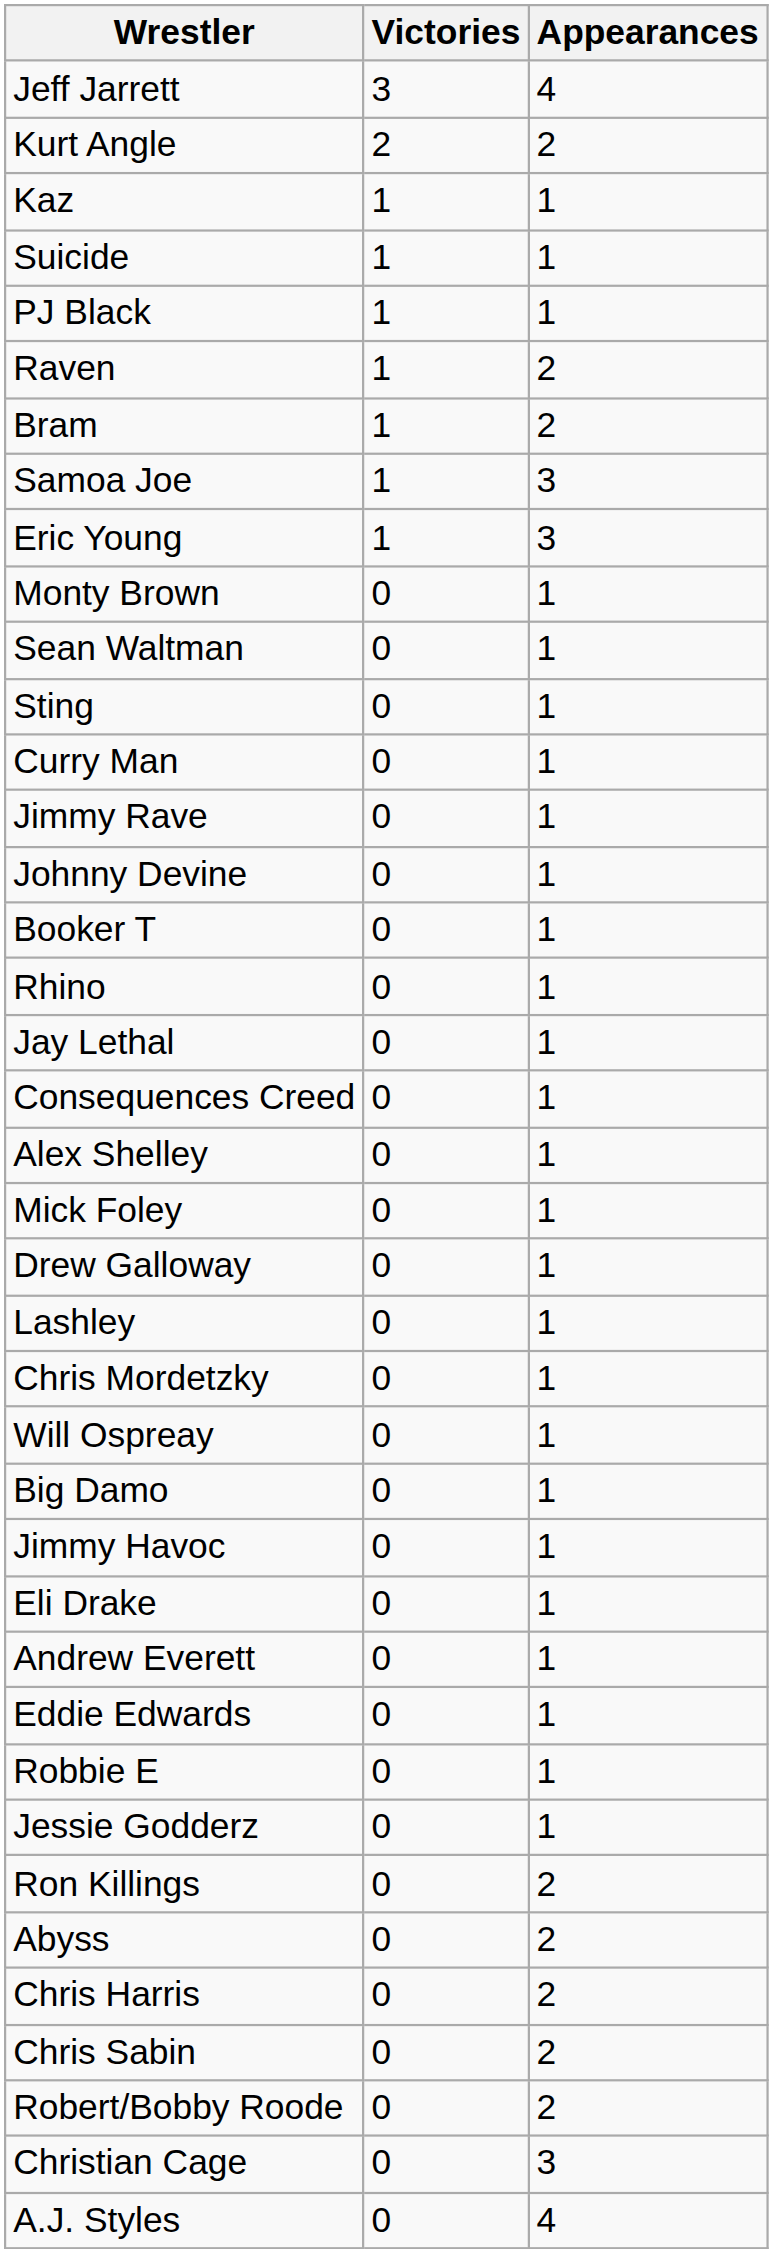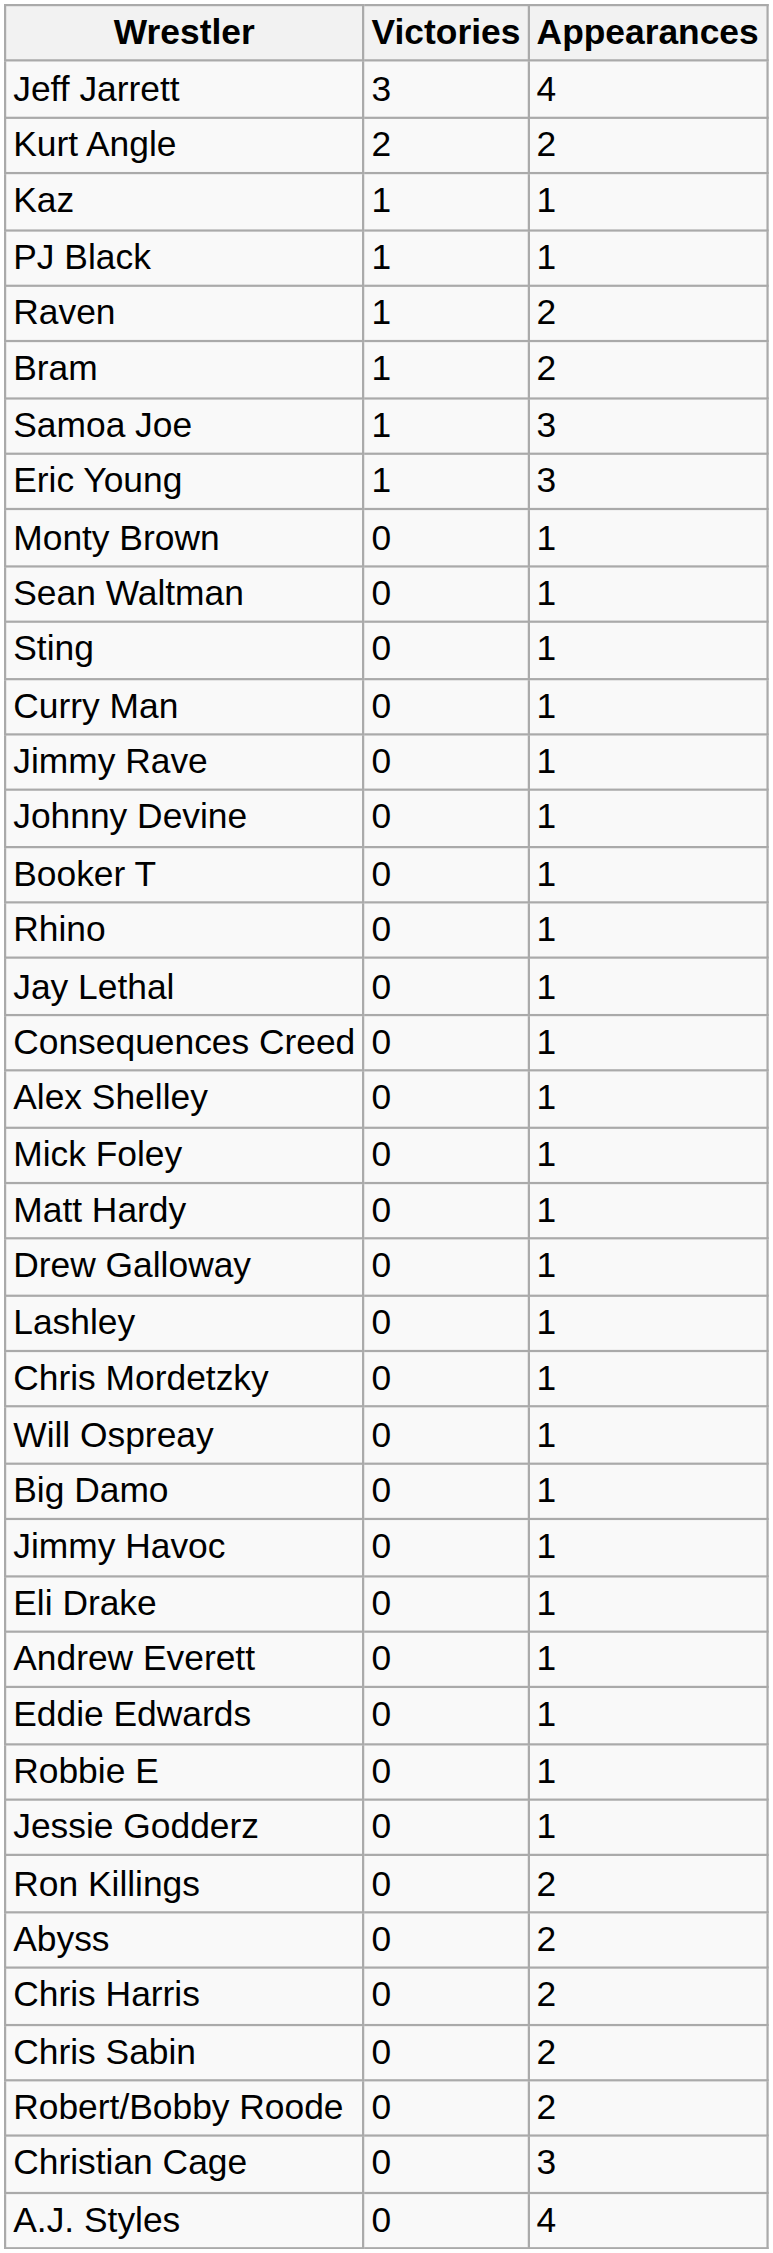- row: (71, 256)
+ row: (100, 1210)
